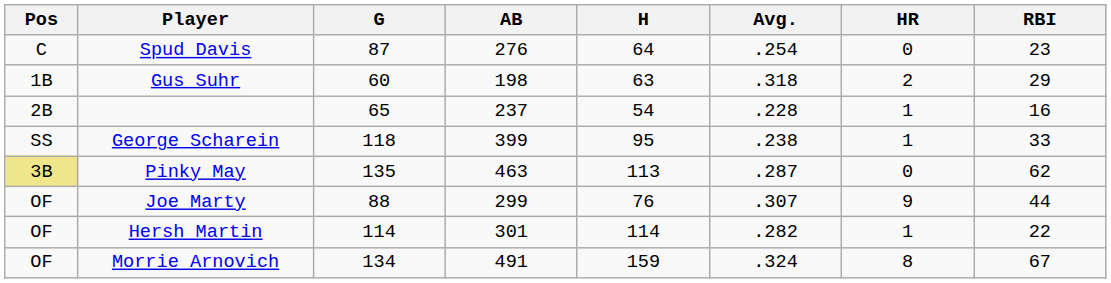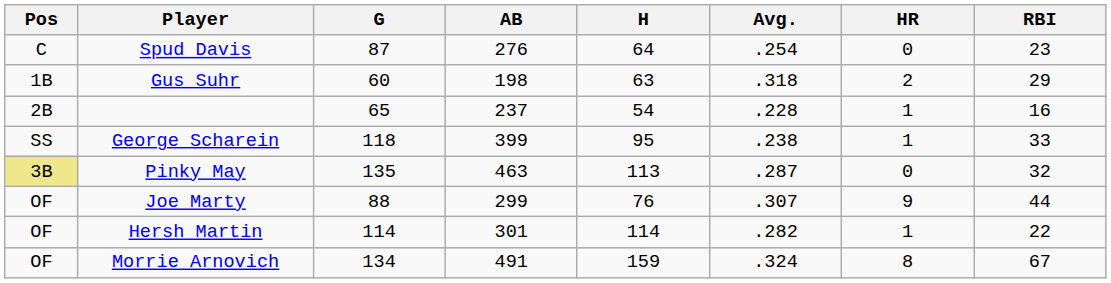(1040, 171) 62 -> (1040, 171) 32
